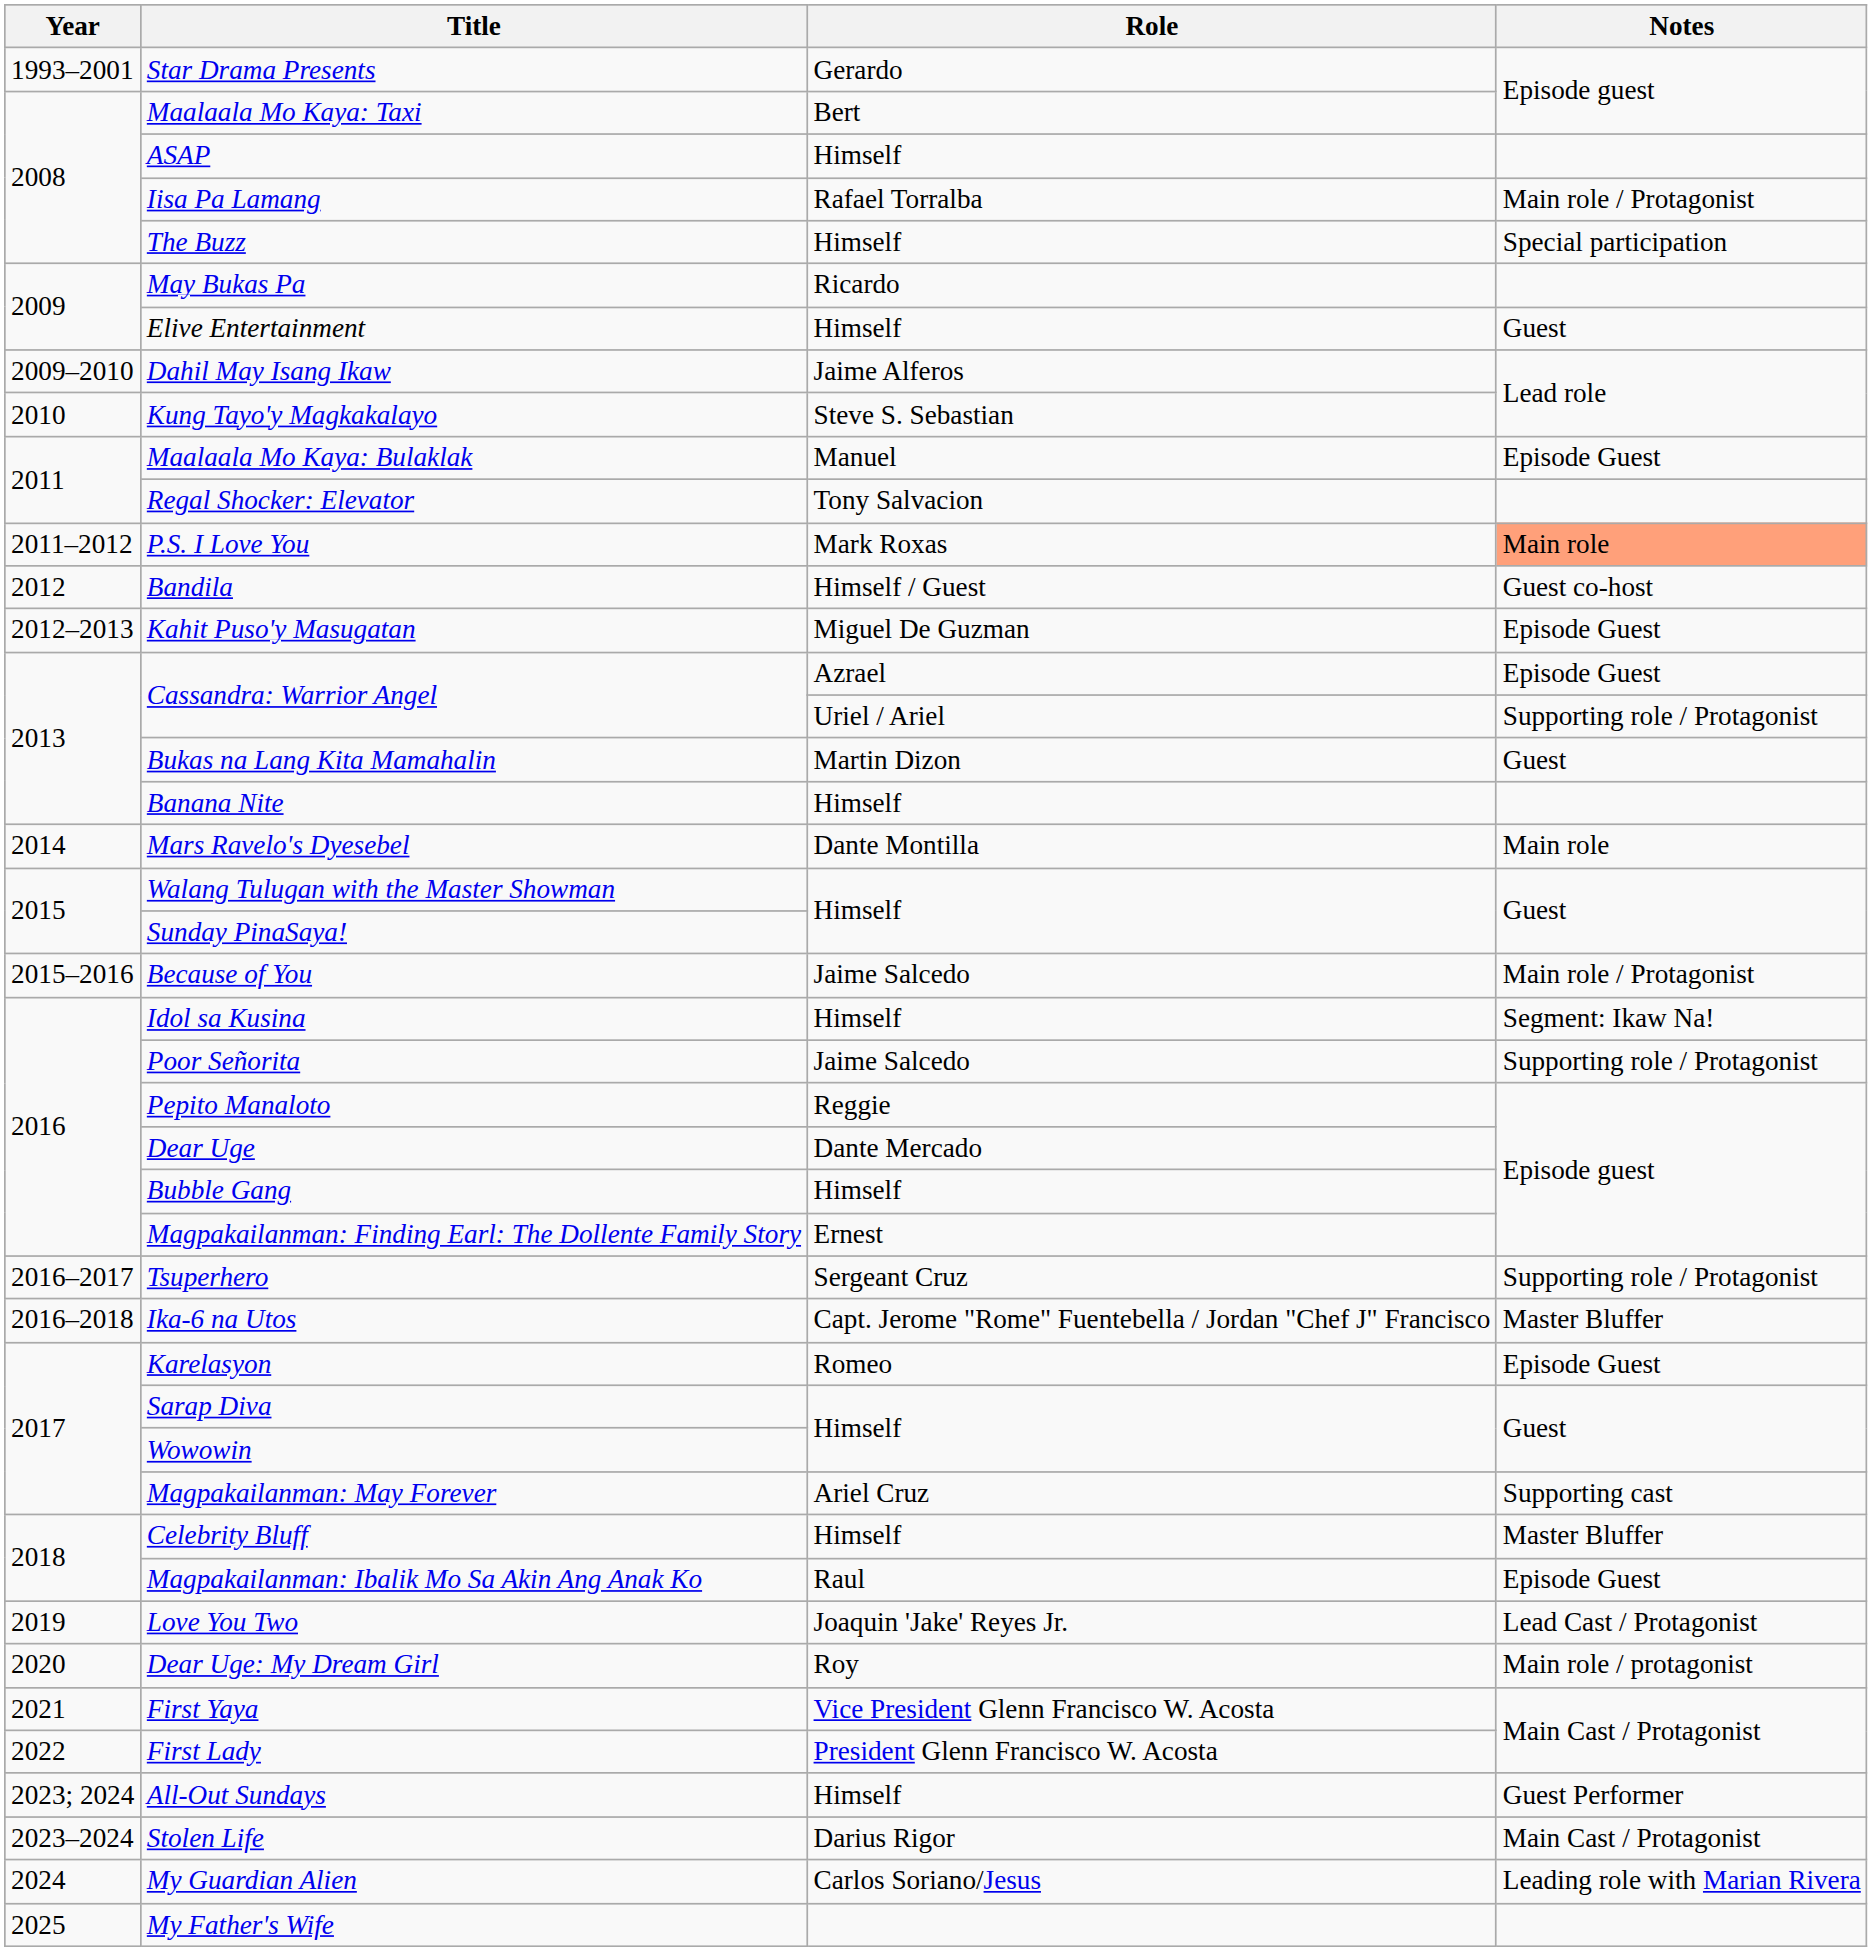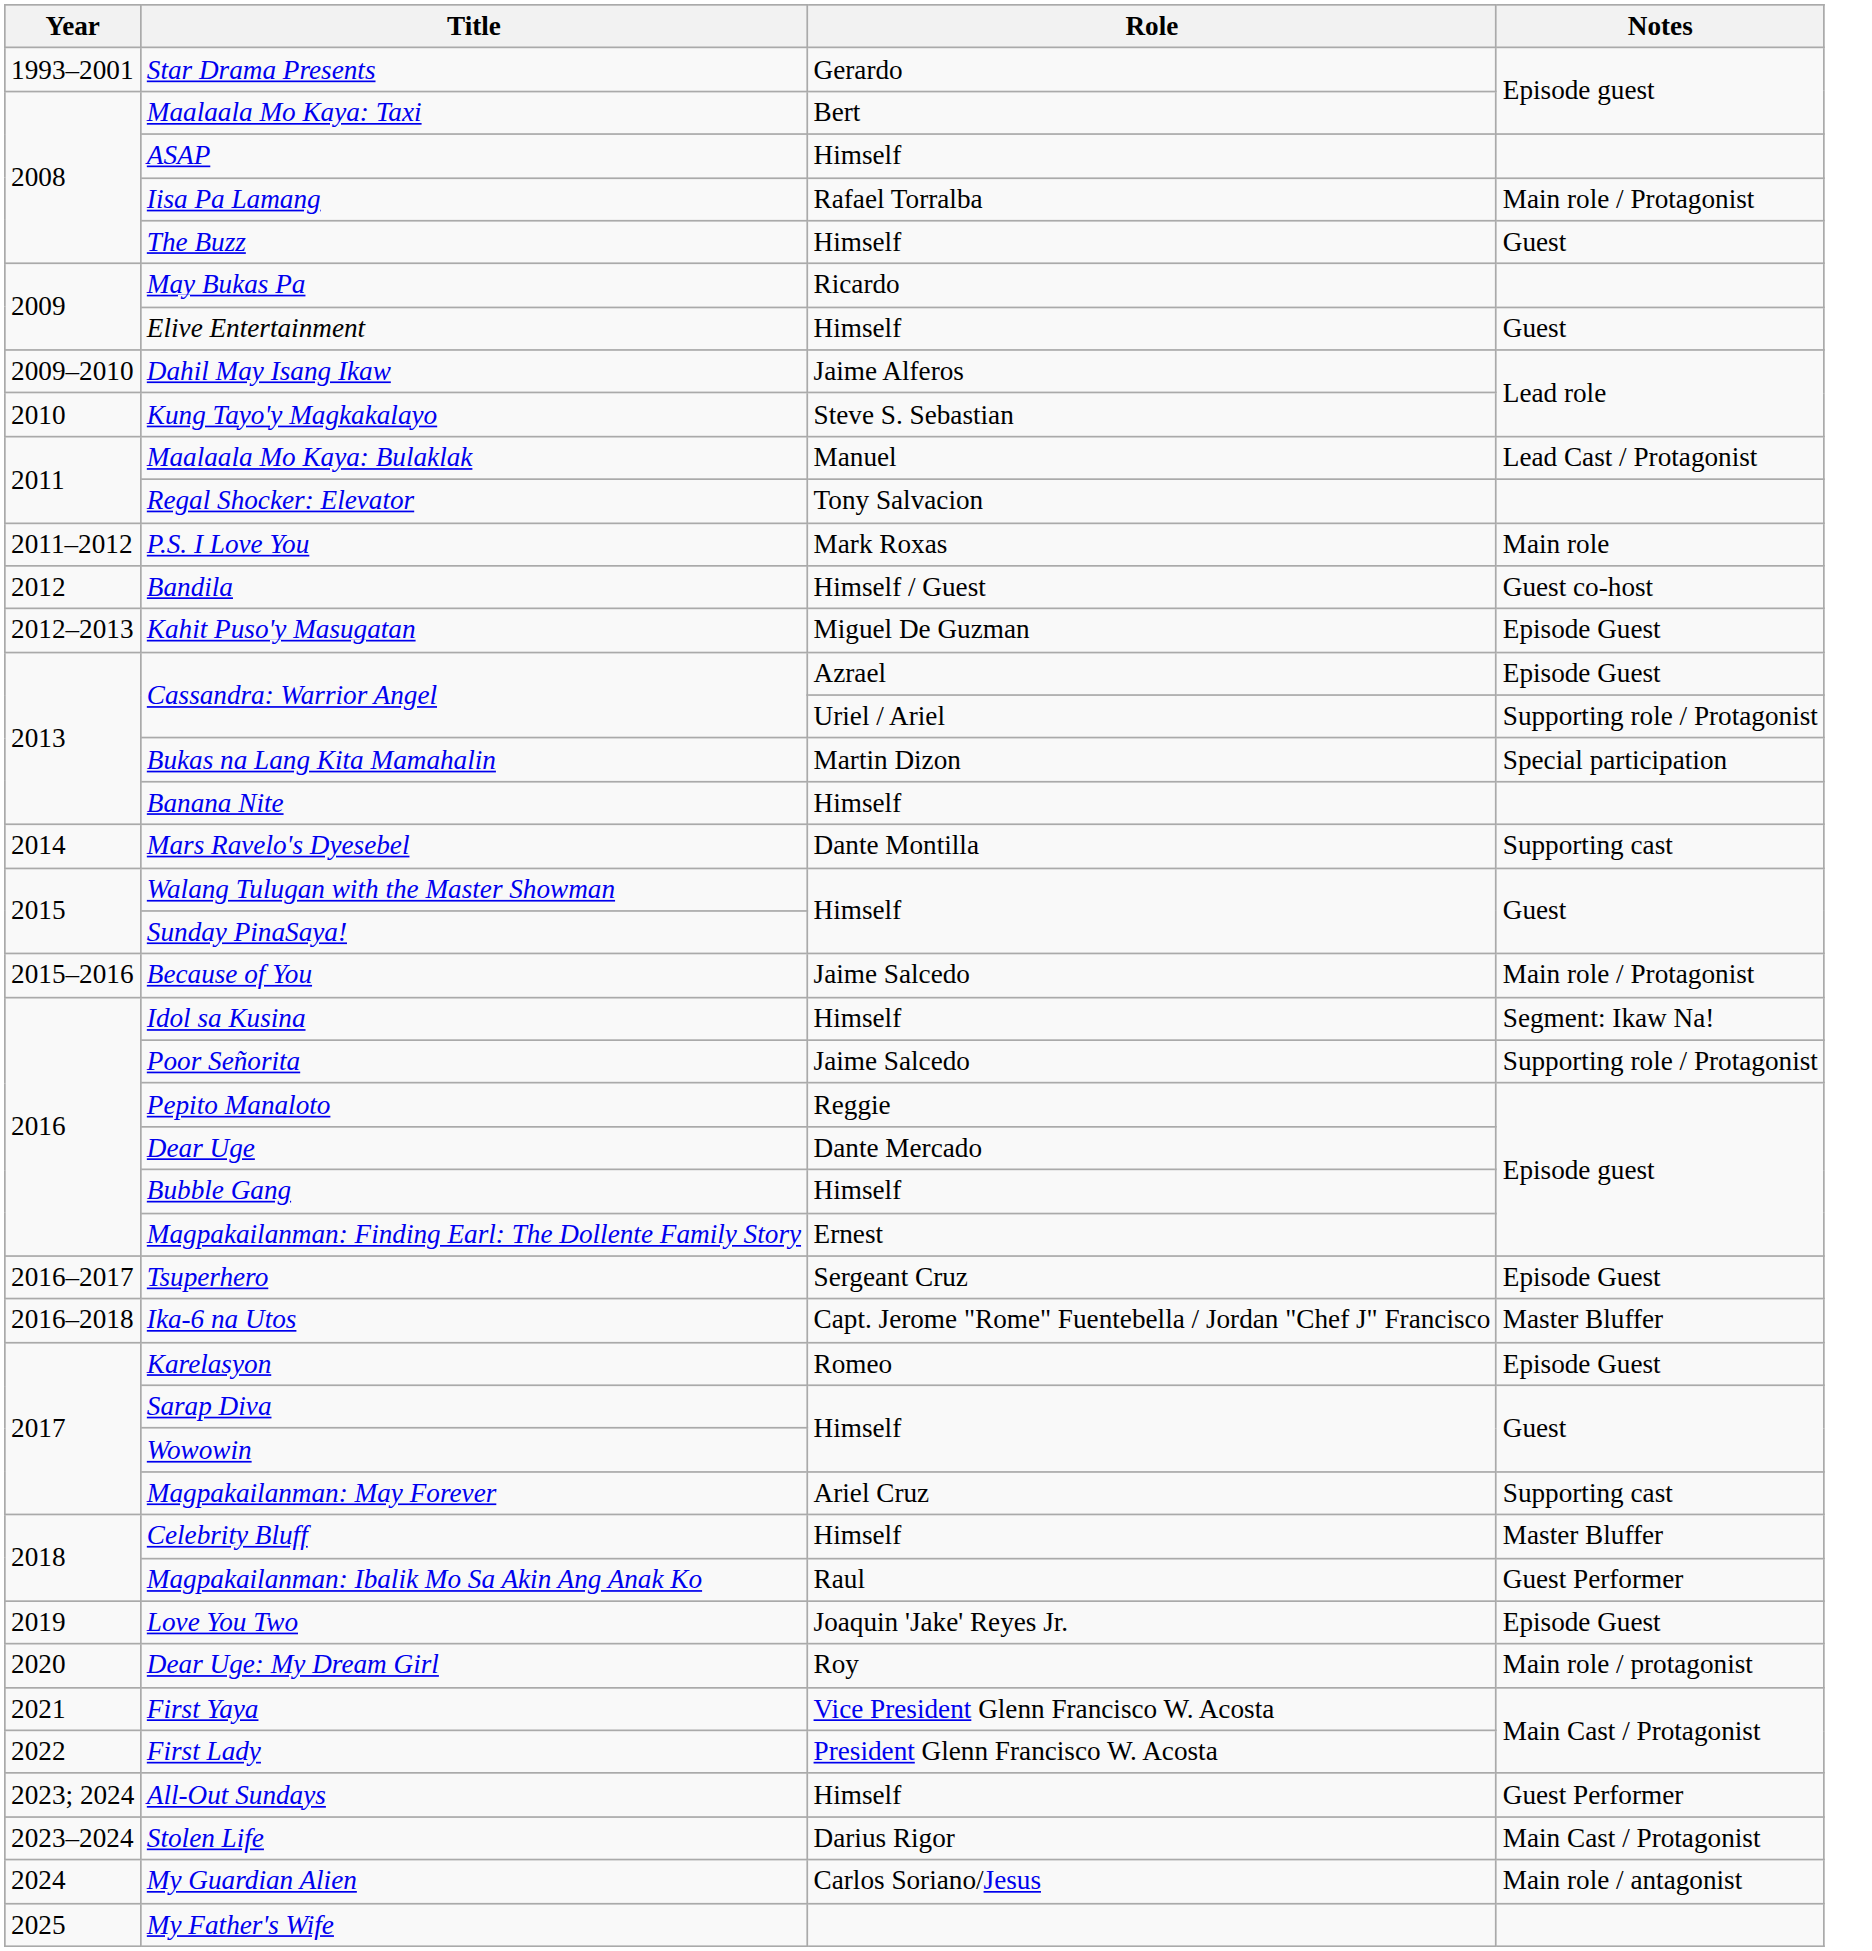(1615, 241) Special participation -> (1535, 241) Guest
(1582, 457) Episode Guest -> (1630, 457) Lead Cast / Protagonist
(1556, 543) lightsalmon background -> (1556, 543) no background
(1535, 759) Guest -> (1615, 759) Special participation
(1556, 845) Main role -> (1588, 845) Supporting cast
(1660, 1277) Supporting role / Protagonist -> (1582, 1277) Episode Guest
(1582, 1579) Episode Guest -> (1593, 1579) Guest Performer
(1630, 1622) Lead Cast / Protagonist -> (1582, 1622) Episode Guest
(1682, 1880) Leading role with Marian Rivera -> (1623, 1880) Main role / antagonist
